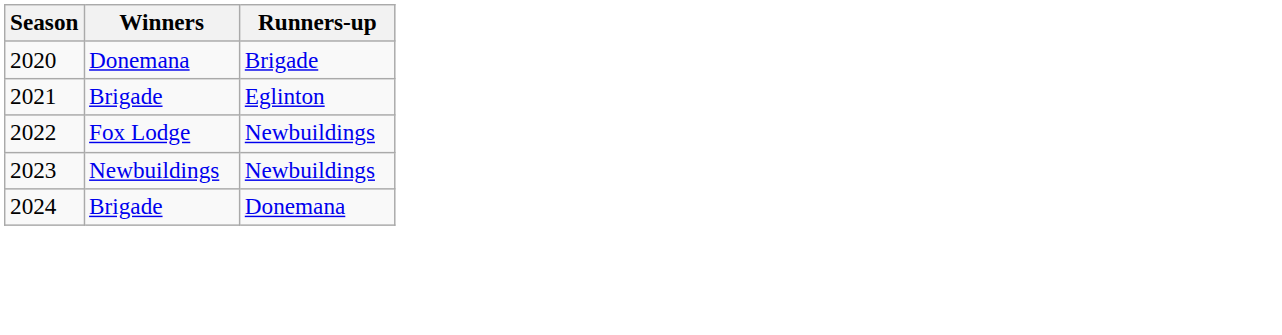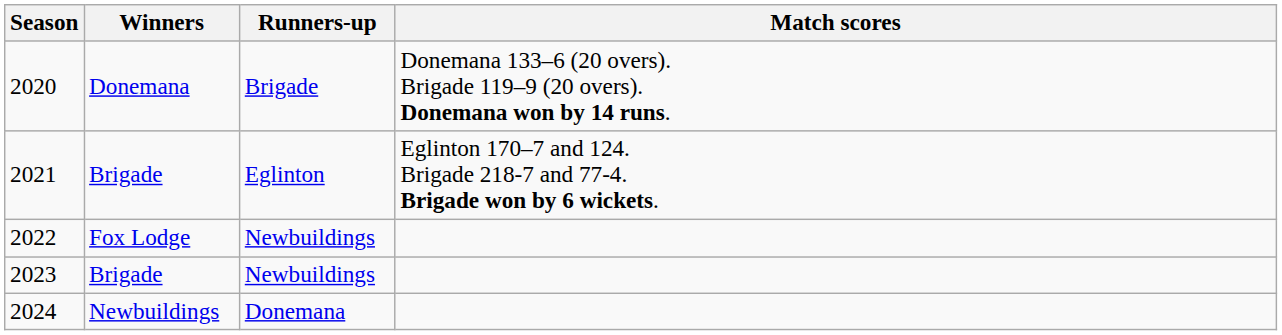+ column: (835, 22)
(154, 170) Newbuildings -> (126, 274) Brigade
(126, 206) Brigade -> (154, 311) Newbuildings
